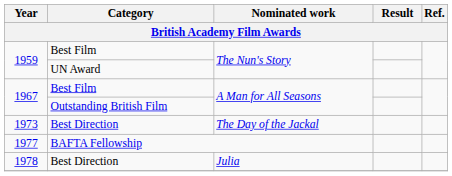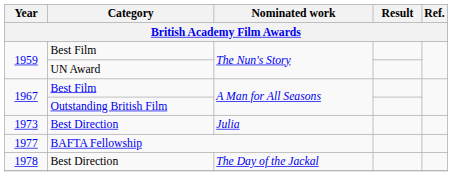(267, 124) The Day of the Jackal -> (228, 124) Julia
(228, 161) Julia -> (267, 161) The Day of the Jackal
